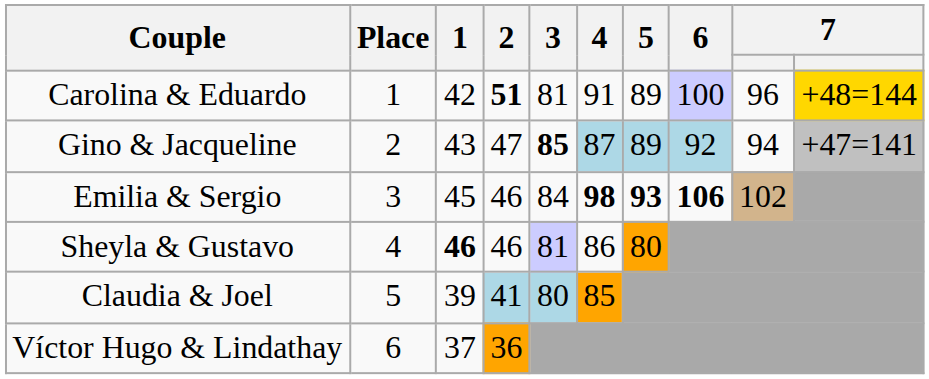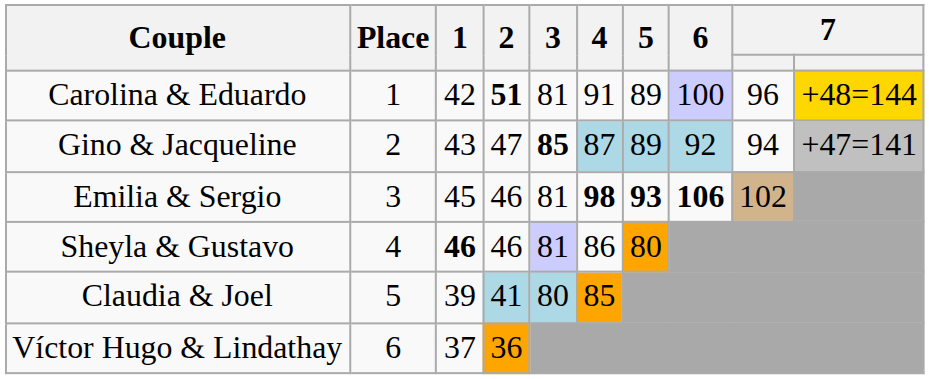(553, 195) 84 -> (553, 195) 81
